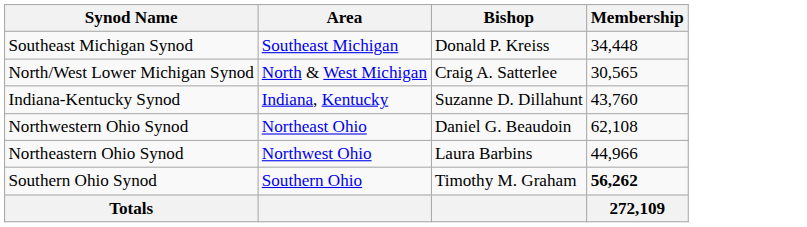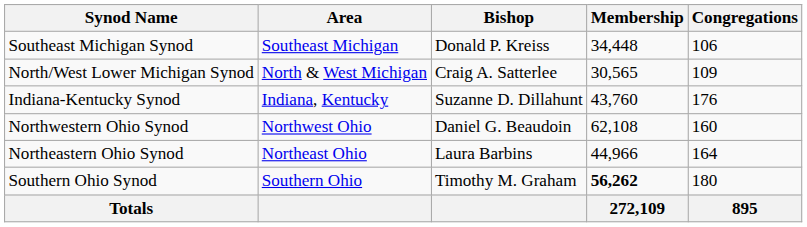+ column: (745, 18)
(314, 126) Northeast Ohio -> (317, 126) Northwest Ohio
(317, 153) Northwest Ohio -> (314, 153) Northeast Ohio
